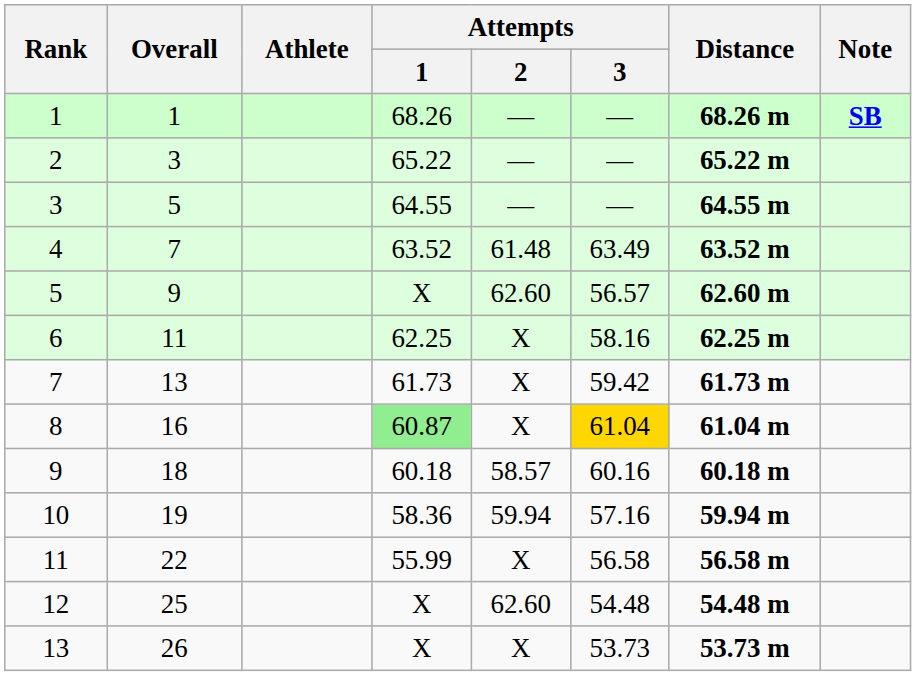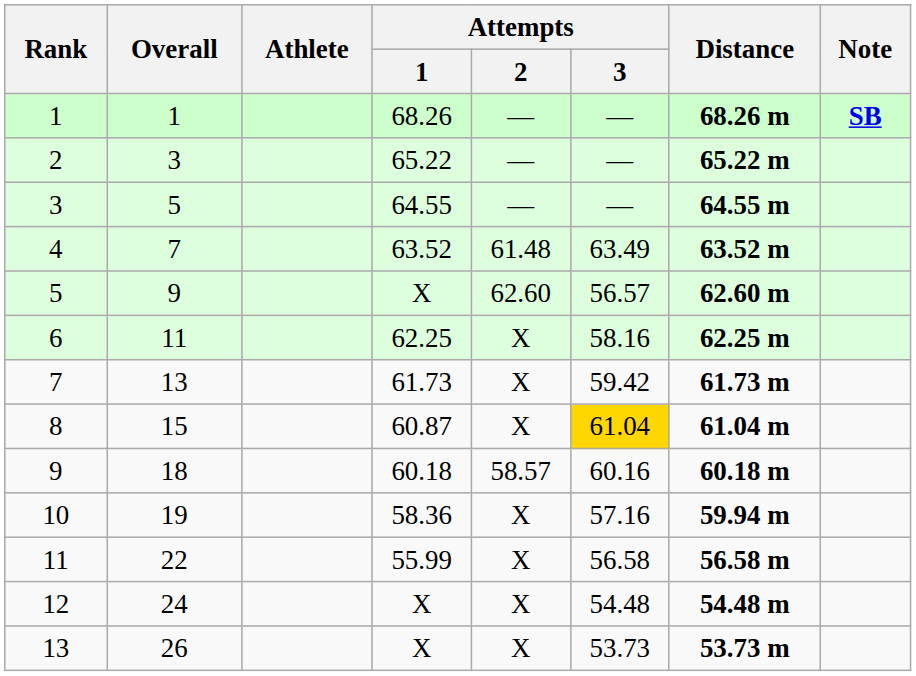(174, 426) 16 -> (174, 426) 15
(422, 426) lightgreen background -> (422, 426) no background
(521, 514) 59.94 -> (521, 514) X
(174, 603) 25 -> (174, 603) 24
(521, 603) 62.60 -> (521, 603) X
